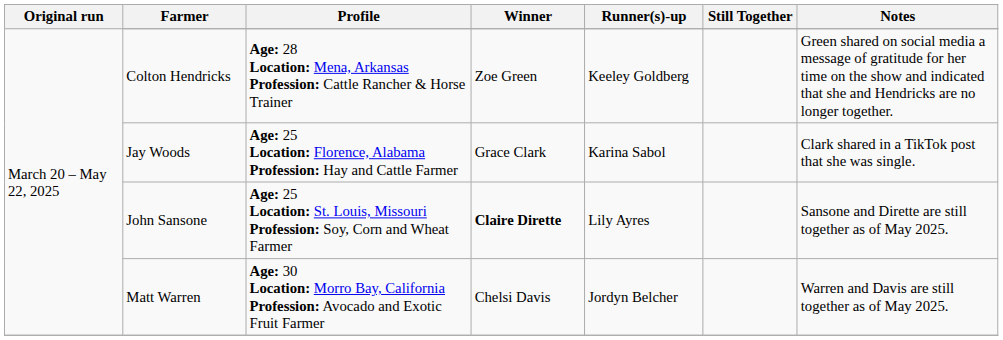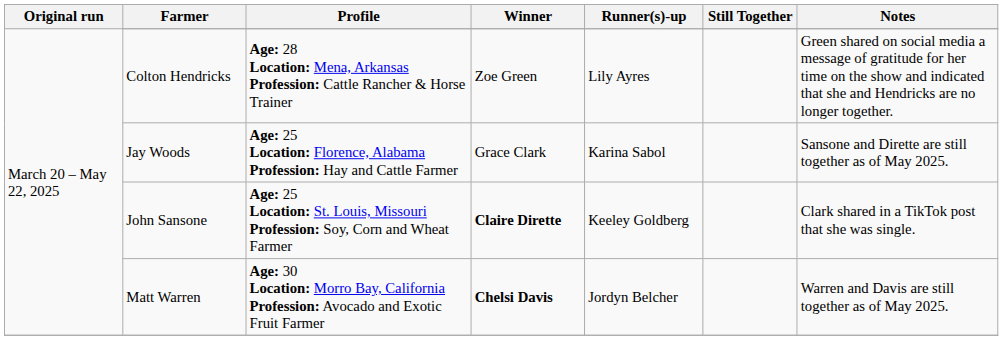(639, 76) Keeley Goldberg -> (619, 76) Lily Ayres
(888, 152) Clark shared in a TikTok post that she was single. -> (884, 152) Sansone and Dirette are still together as of May 2025.
(619, 220) Lily Ayres -> (639, 220) Keeley Goldberg
(884, 220) Sansone and Dirette are still together as of May 2025. -> (888, 220) Clark shared in a TikTok post that she was single.
(513, 297) normal -> (514, 297) bold
